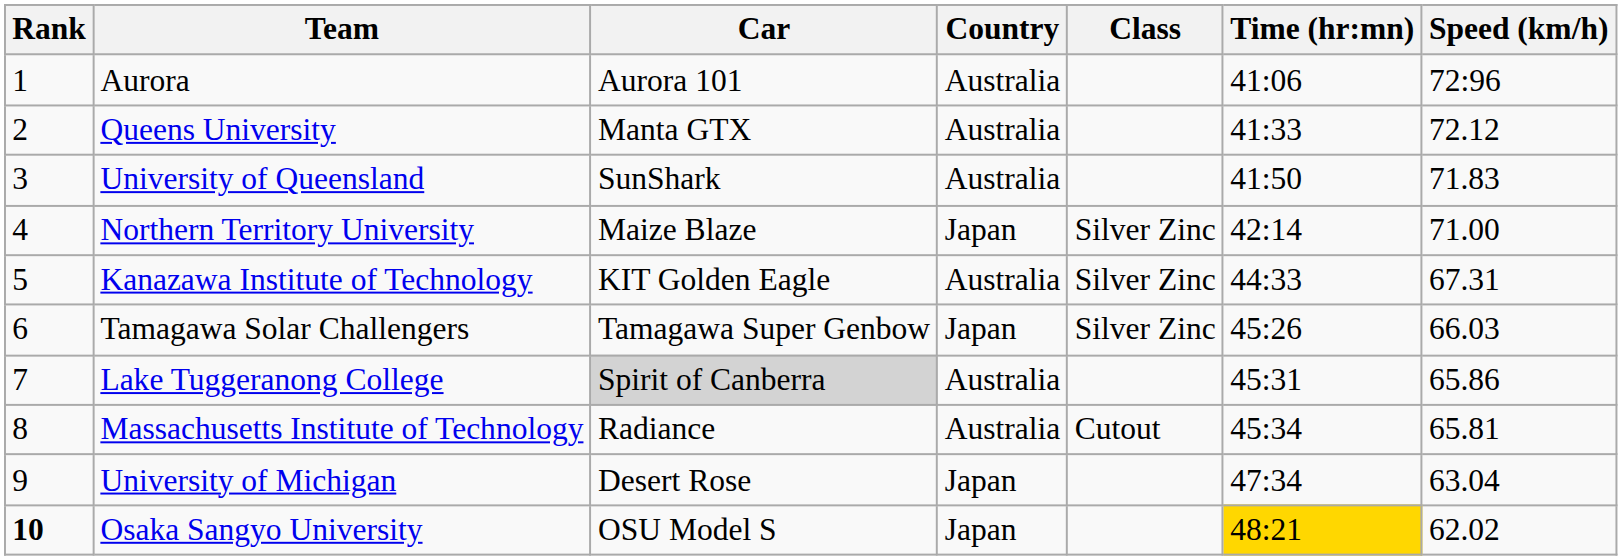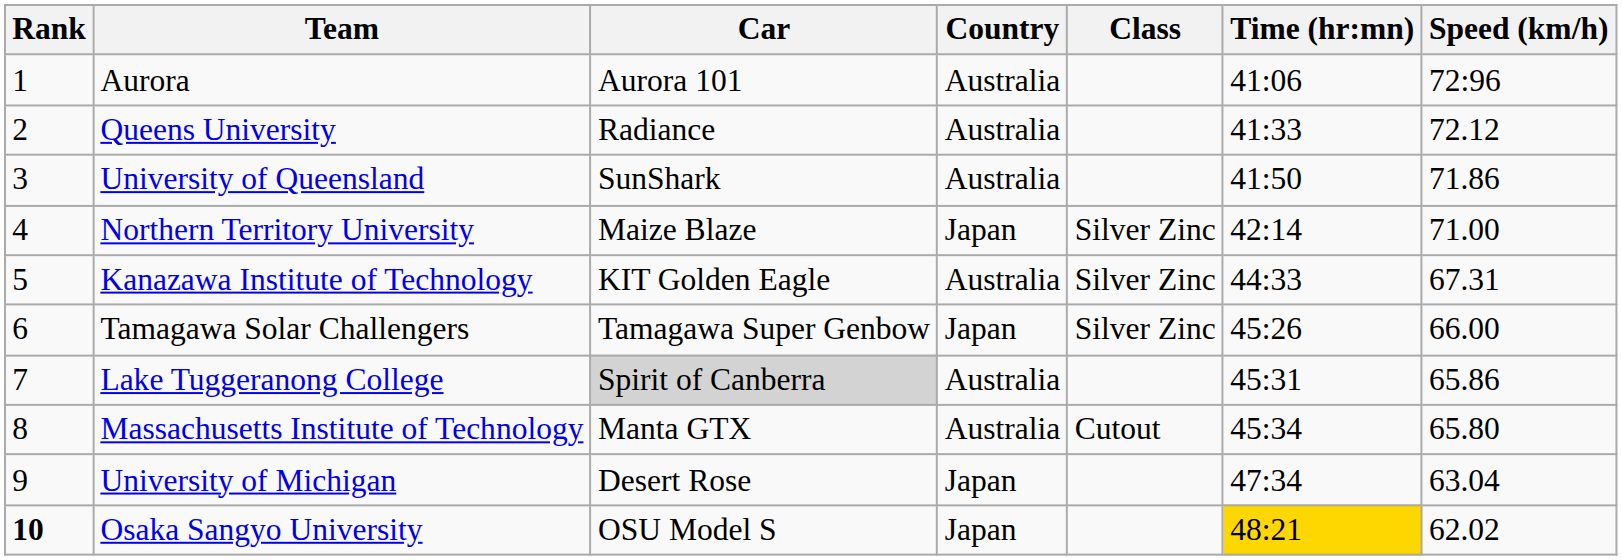(675, 129) Manta GTX -> (657, 129) Radiance
(1464, 179) 71.83 -> (1464, 179) 71.86
(1464, 329) 66.03 -> (1464, 329) 66.00
(657, 429) Radiance -> (675, 429) Manta GTX
(1464, 429) 65.81 -> (1464, 429) 65.80
